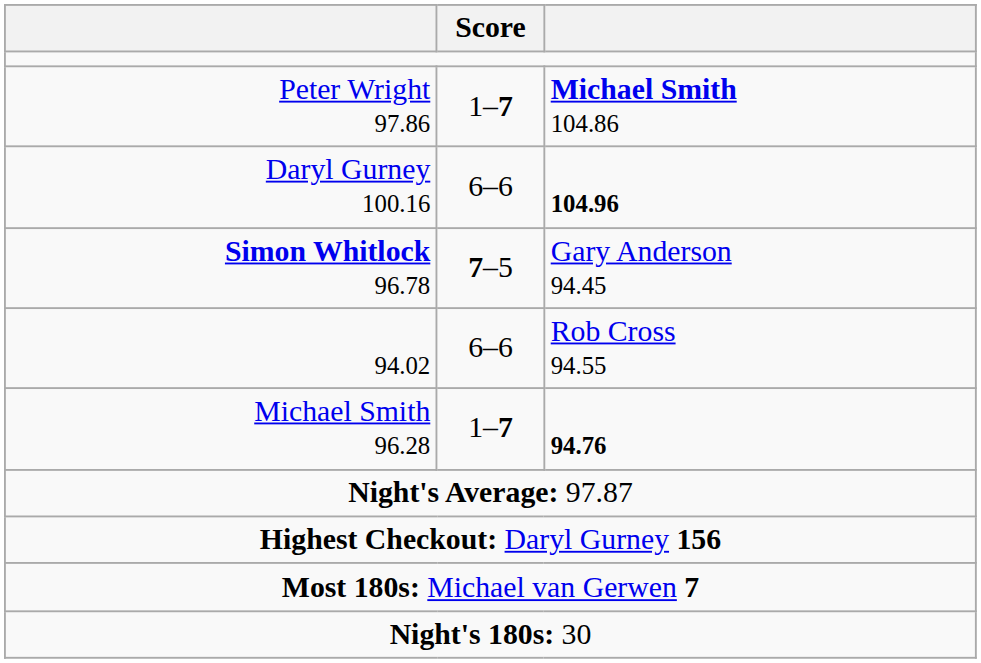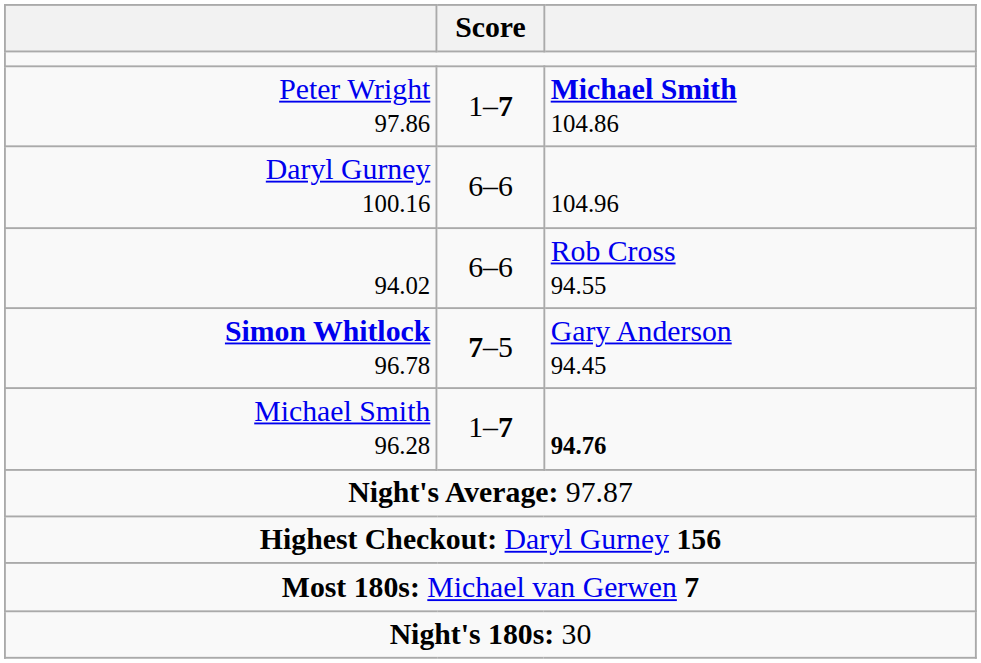(585, 203) bold -> (585, 205) normal
rows swapped: (328, 267) <-> (402, 366)
